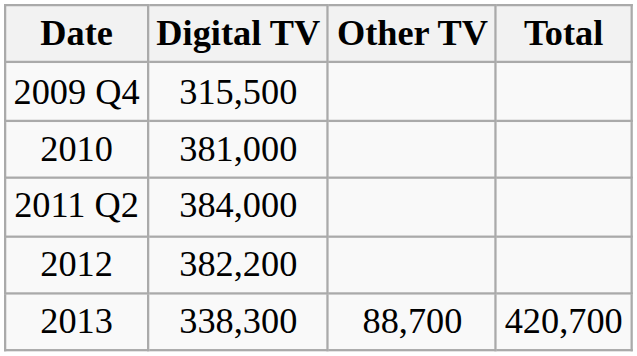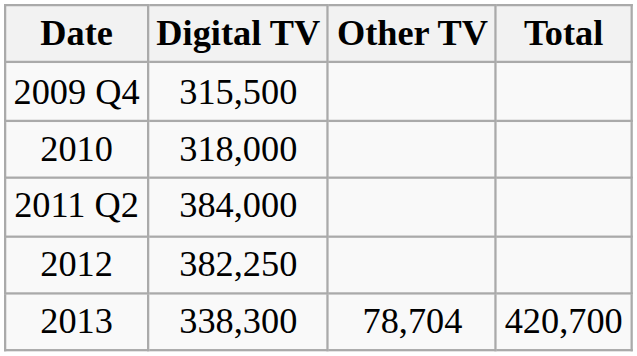(238, 148) 381,000 -> (238, 148) 318,000
(238, 263) 382,200 -> (238, 263) 382,250
(412, 321) 88,700 -> (412, 321) 78,704
